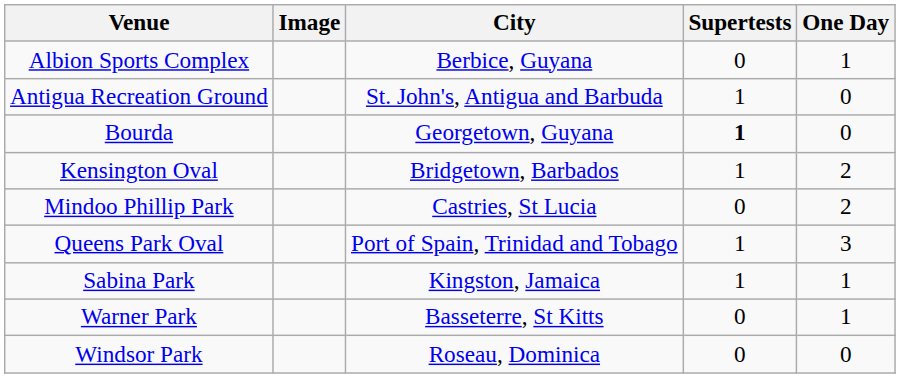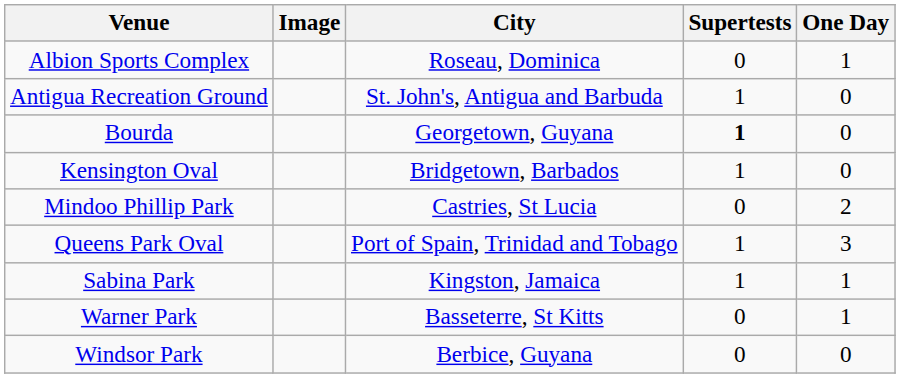(514, 59) Berbice, Guyana -> (514, 59) Roseau, Dominica
(846, 170) 2 -> (846, 170) 0
(514, 354) Roseau, Dominica -> (514, 354) Berbice, Guyana
